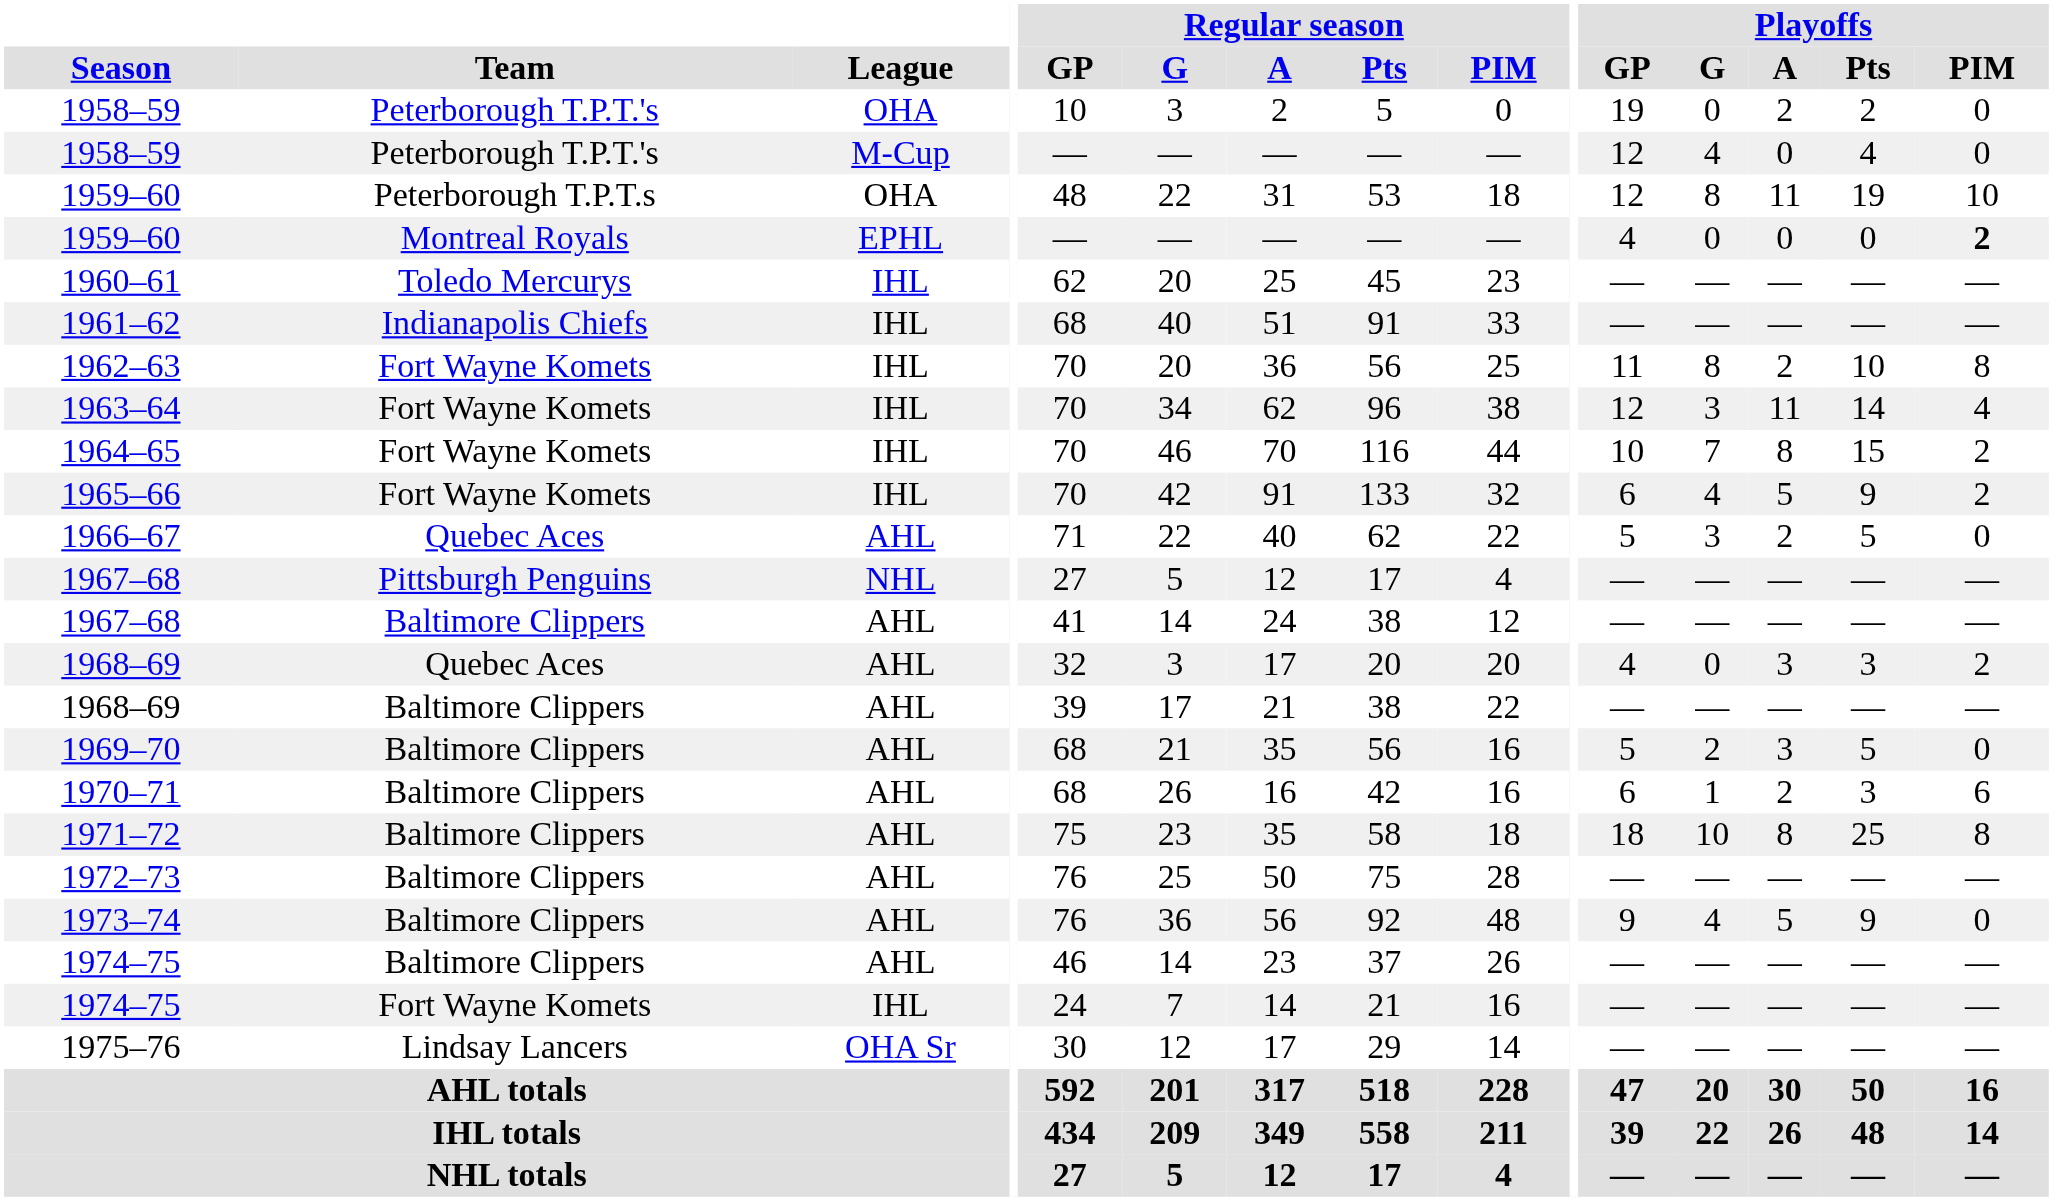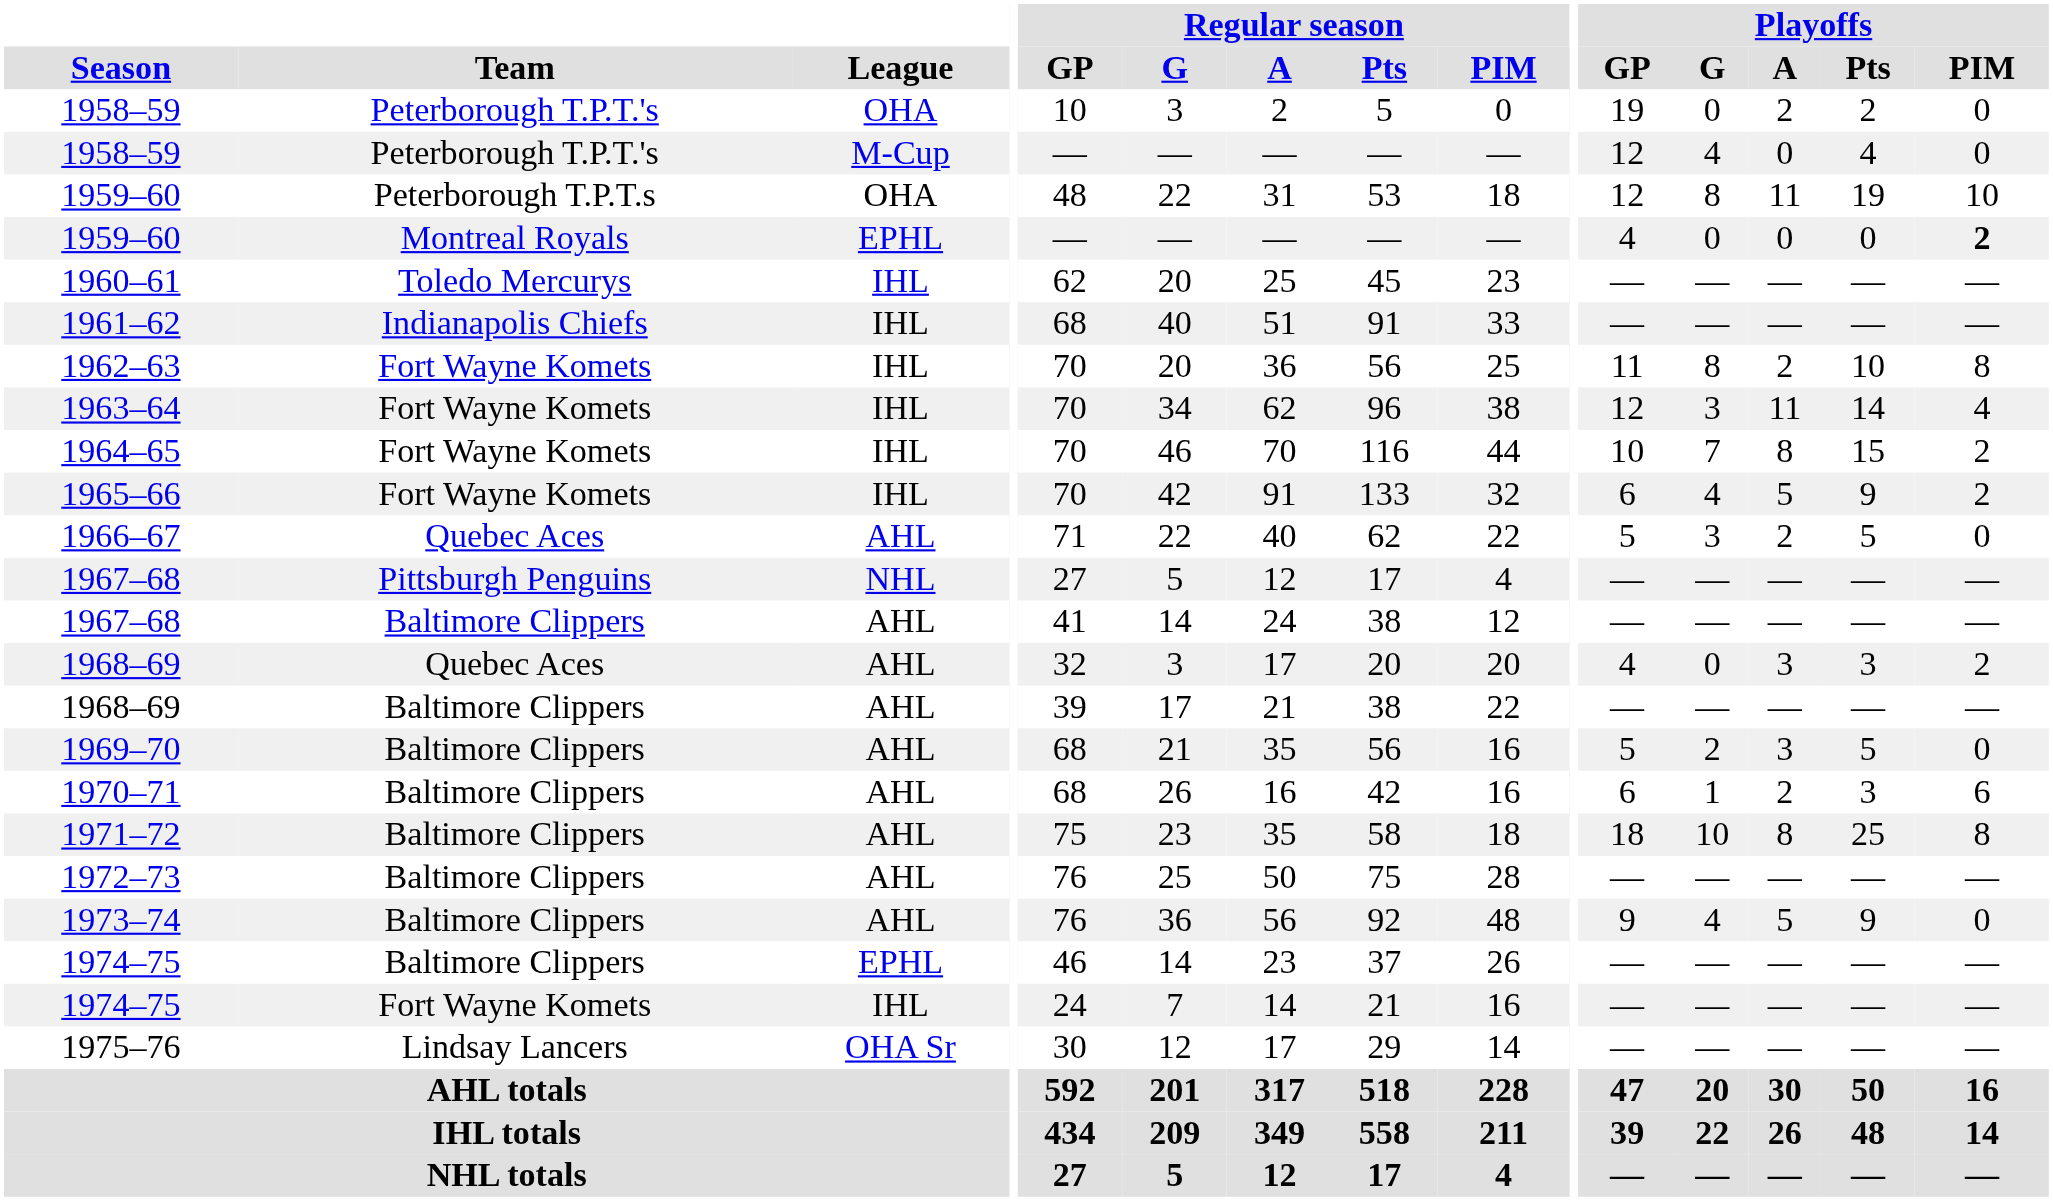(900, 961) AHL -> (900, 961) EPHL
